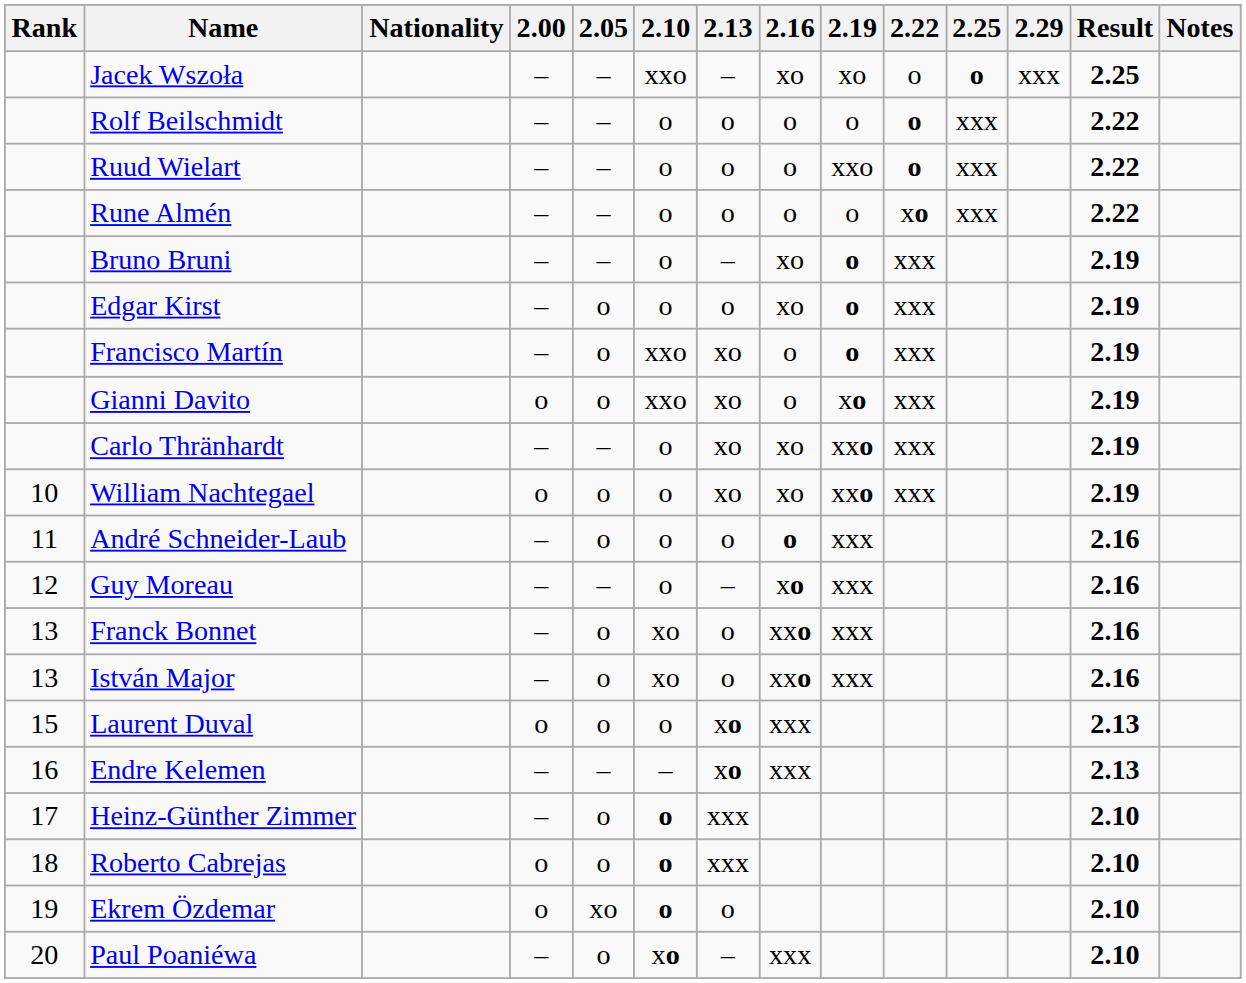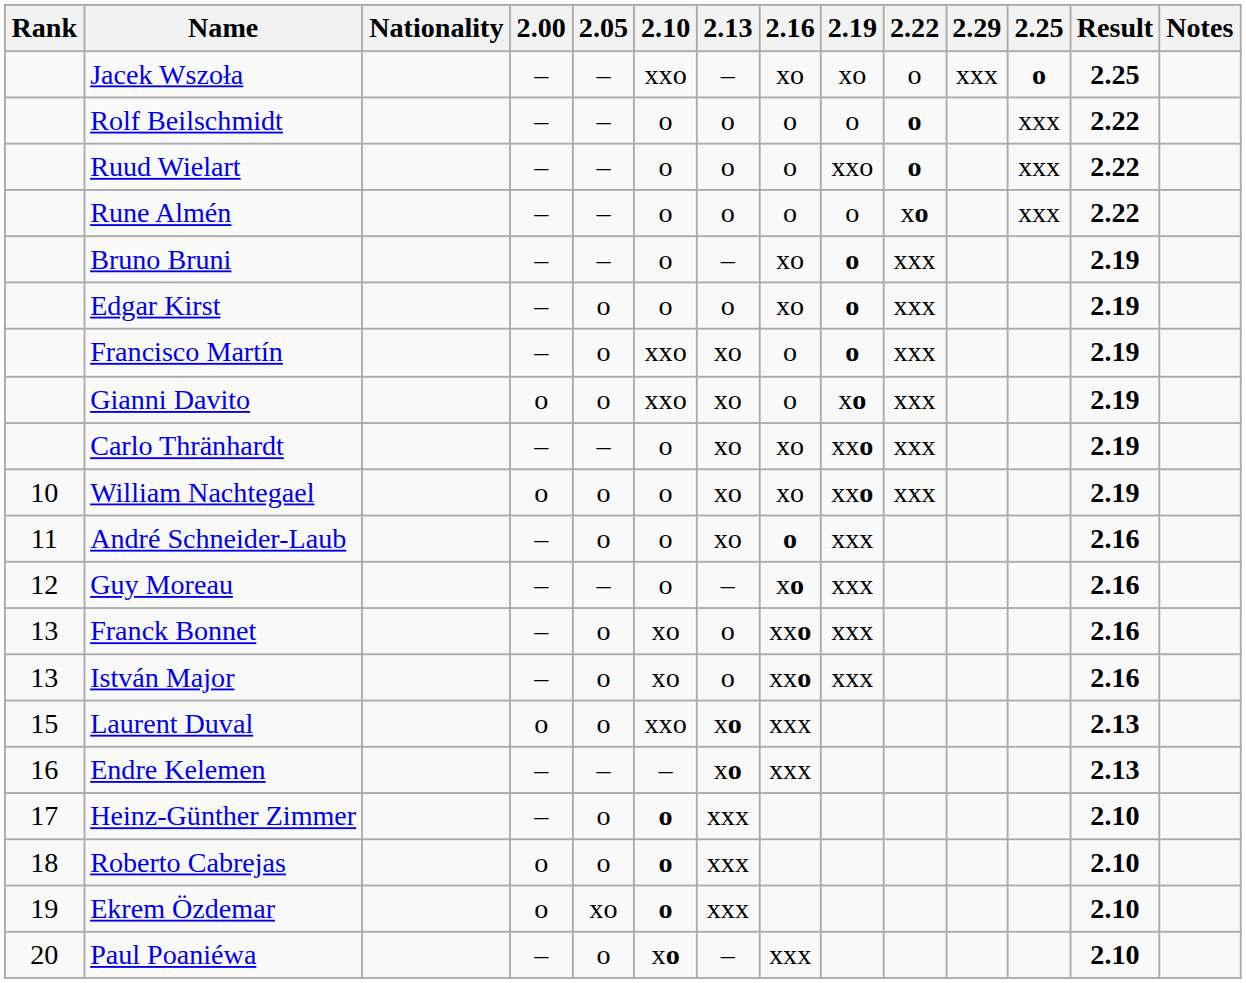columns swapped: (977, 27) <-> (1039, 27)
(728, 537) o -> (728, 537) xo
(666, 723) o -> (666, 723) xxo
(728, 908) o -> (728, 908) xxx
